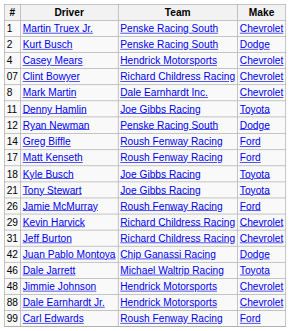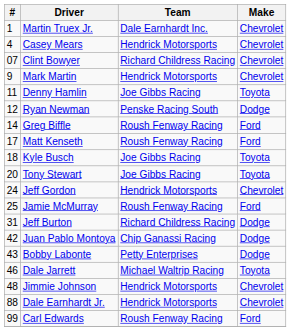(169, 29) Penske Racing South -> (164, 29) Dale Earnhardt Inc.
- row: (48, 45)
(10, 93) 8 -> (10, 77) 9
(164, 93) Dale Earnhardt Inc. -> (169, 77) Hendrick Motorsports
(12, 190) 21 -> (12, 174) 20
+ row: (49, 190)
(12, 206) 26 -> (12, 206) 25
- row: (54, 222)
(262, 238) Chevrolet -> (255, 222) Dodge
+ row: (57, 254)
